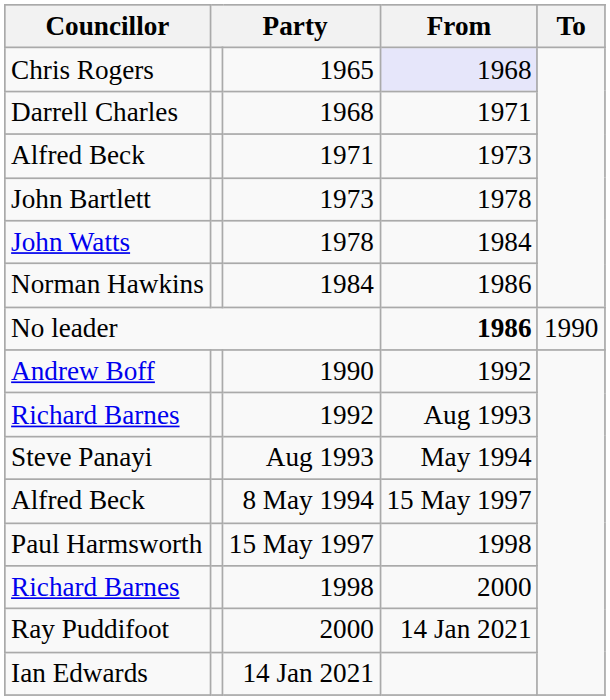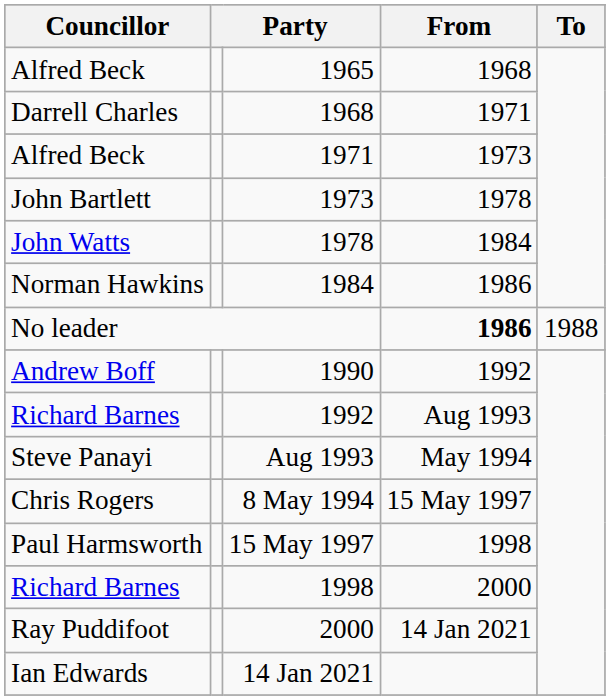(83, 69) Chris Rogers -> (78, 69) Alfred Beck
(504, 69) lavender background -> (504, 69) no background
(571, 328) 1990 -> (571, 328) 1988
(78, 500) Alfred Beck -> (83, 500) Chris Rogers
